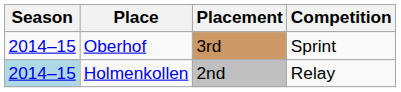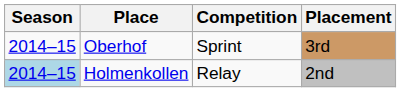columns swapped: (341, 18) <-> (240, 18)
